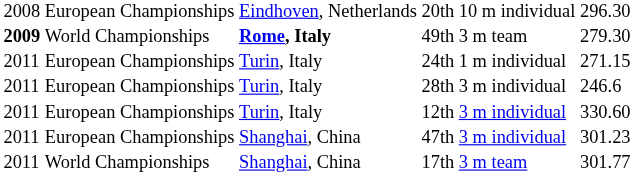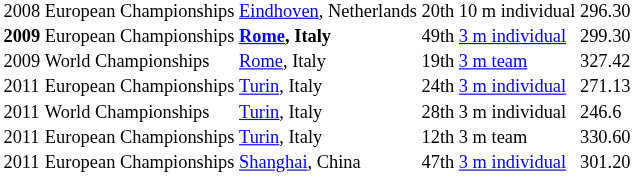(127, 36) World Championships -> (140, 36) European Championships
(493, 36) 3 m team -> (512, 36) 3 m individual
(605, 36) 279.30 -> (605, 36) 299.30
+ row: (438, 61)
(512, 61) 1 m individual -> (512, 86) 3 m individual
(605, 61) 271.15 -> (605, 86) 271.13
(140, 86) European Championships -> (127, 111) World Championships
(512, 111) 3 m individual -> (493, 137) 3 m team
(605, 137) 301.23 -> (605, 162) 301.20
- row: (438, 162)
